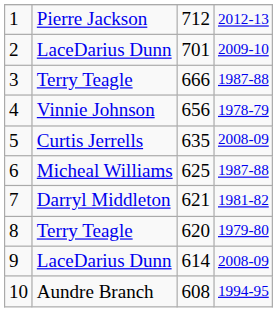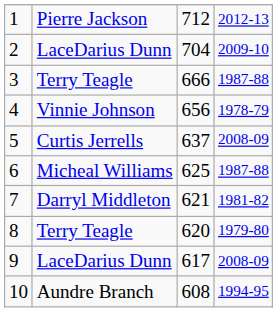(196, 49) 701 -> (196, 49) 704
(196, 140) 635 -> (196, 140) 637
(196, 261) 614 -> (196, 261) 617
